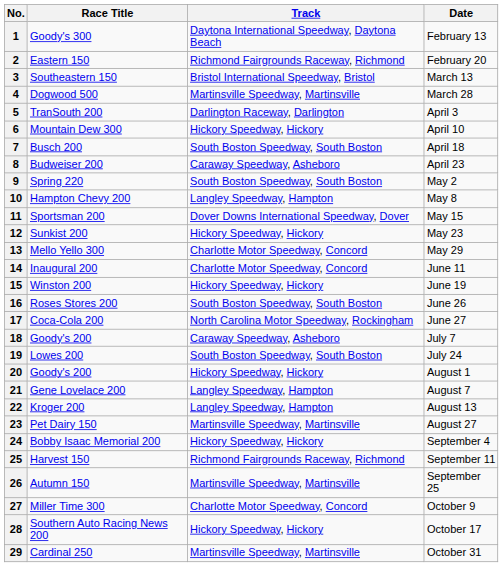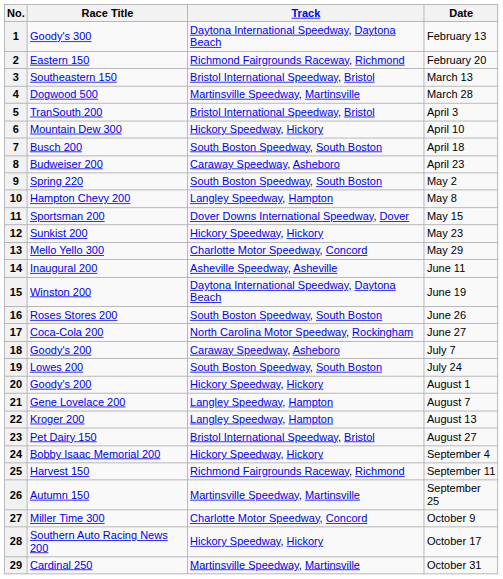(267, 112) Darlington Raceway, Darlington -> (282, 112) Bristol International Speedway, Bristol
(279, 268) Charlotte Motor Speedway, Concord -> (264, 268) Asheville Speedway, Asheville
(257, 285) Hickory Speedway, Hickory -> (293, 291) Daytona International Speedway, Daytona Beach
(275, 424) Martinsville Speedway, Martinsville -> (282, 436) Bristol International Speedway, Bristol
